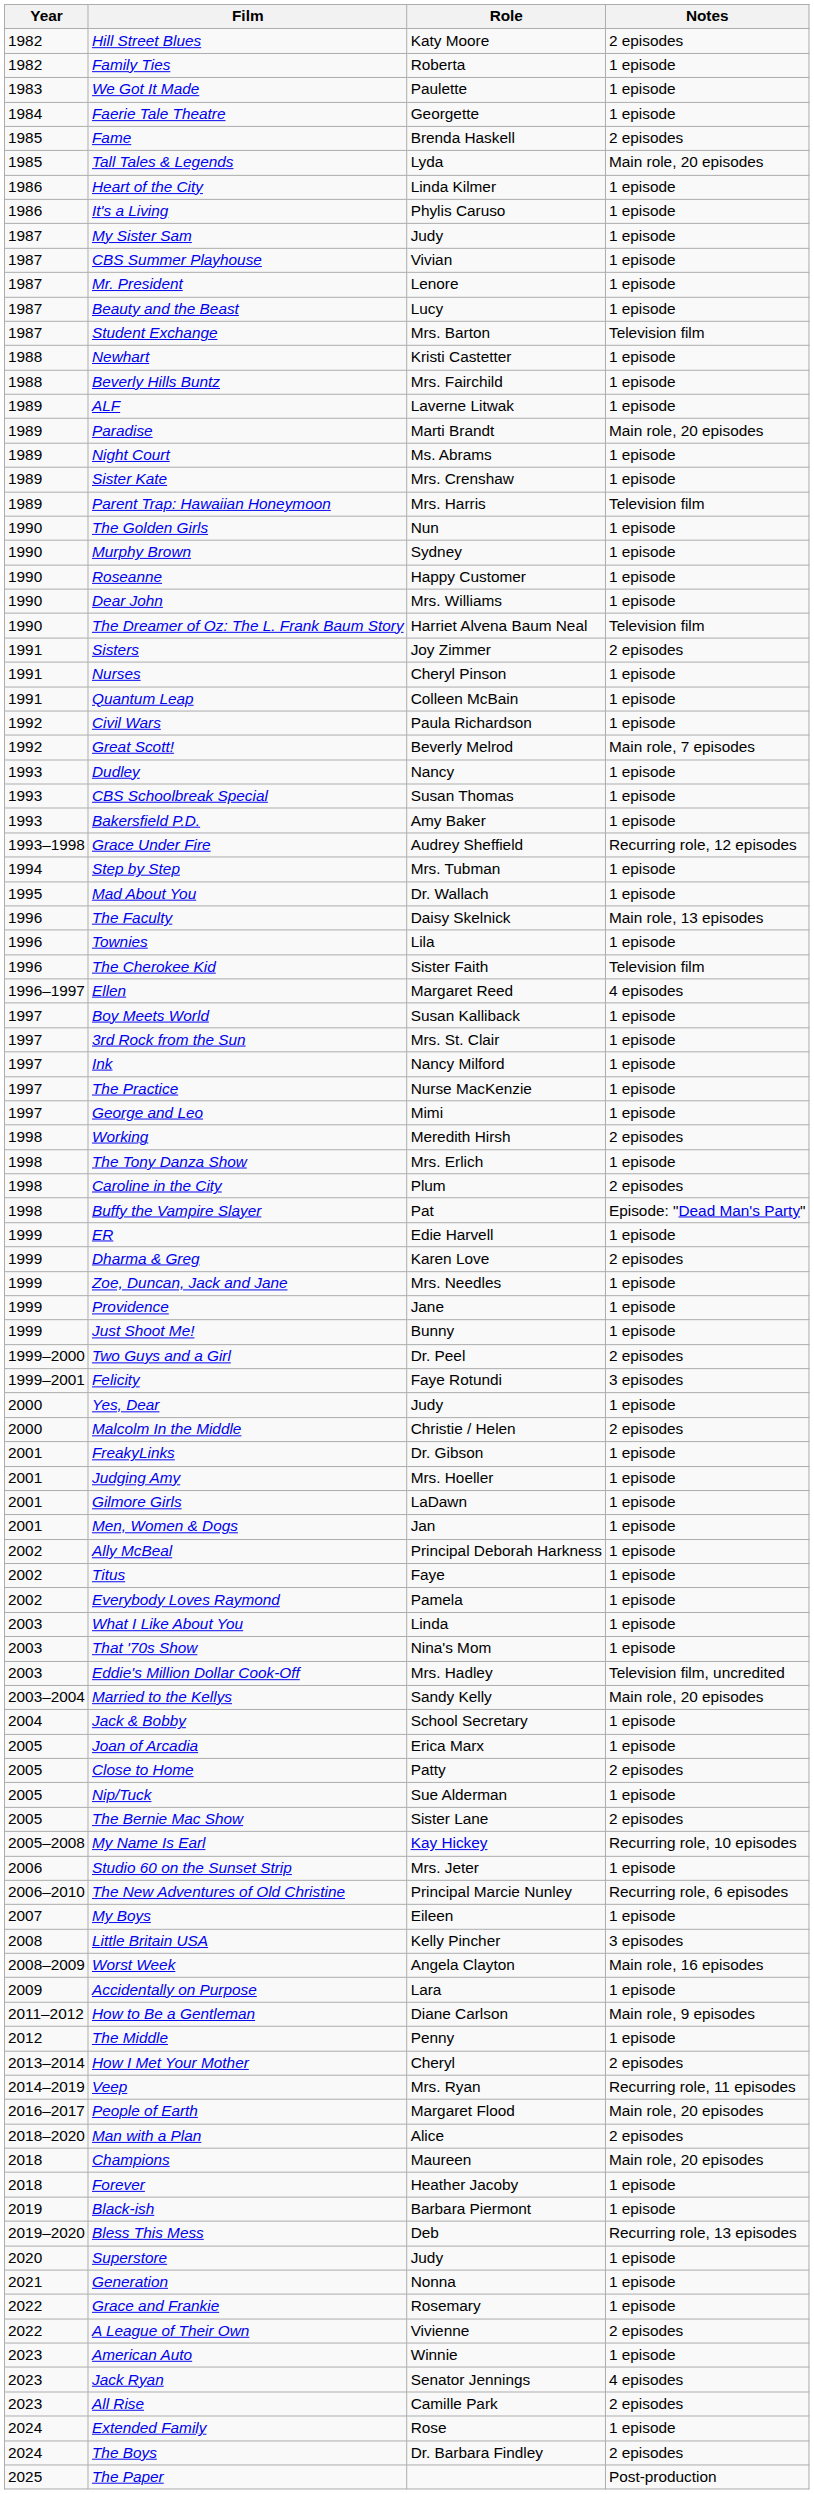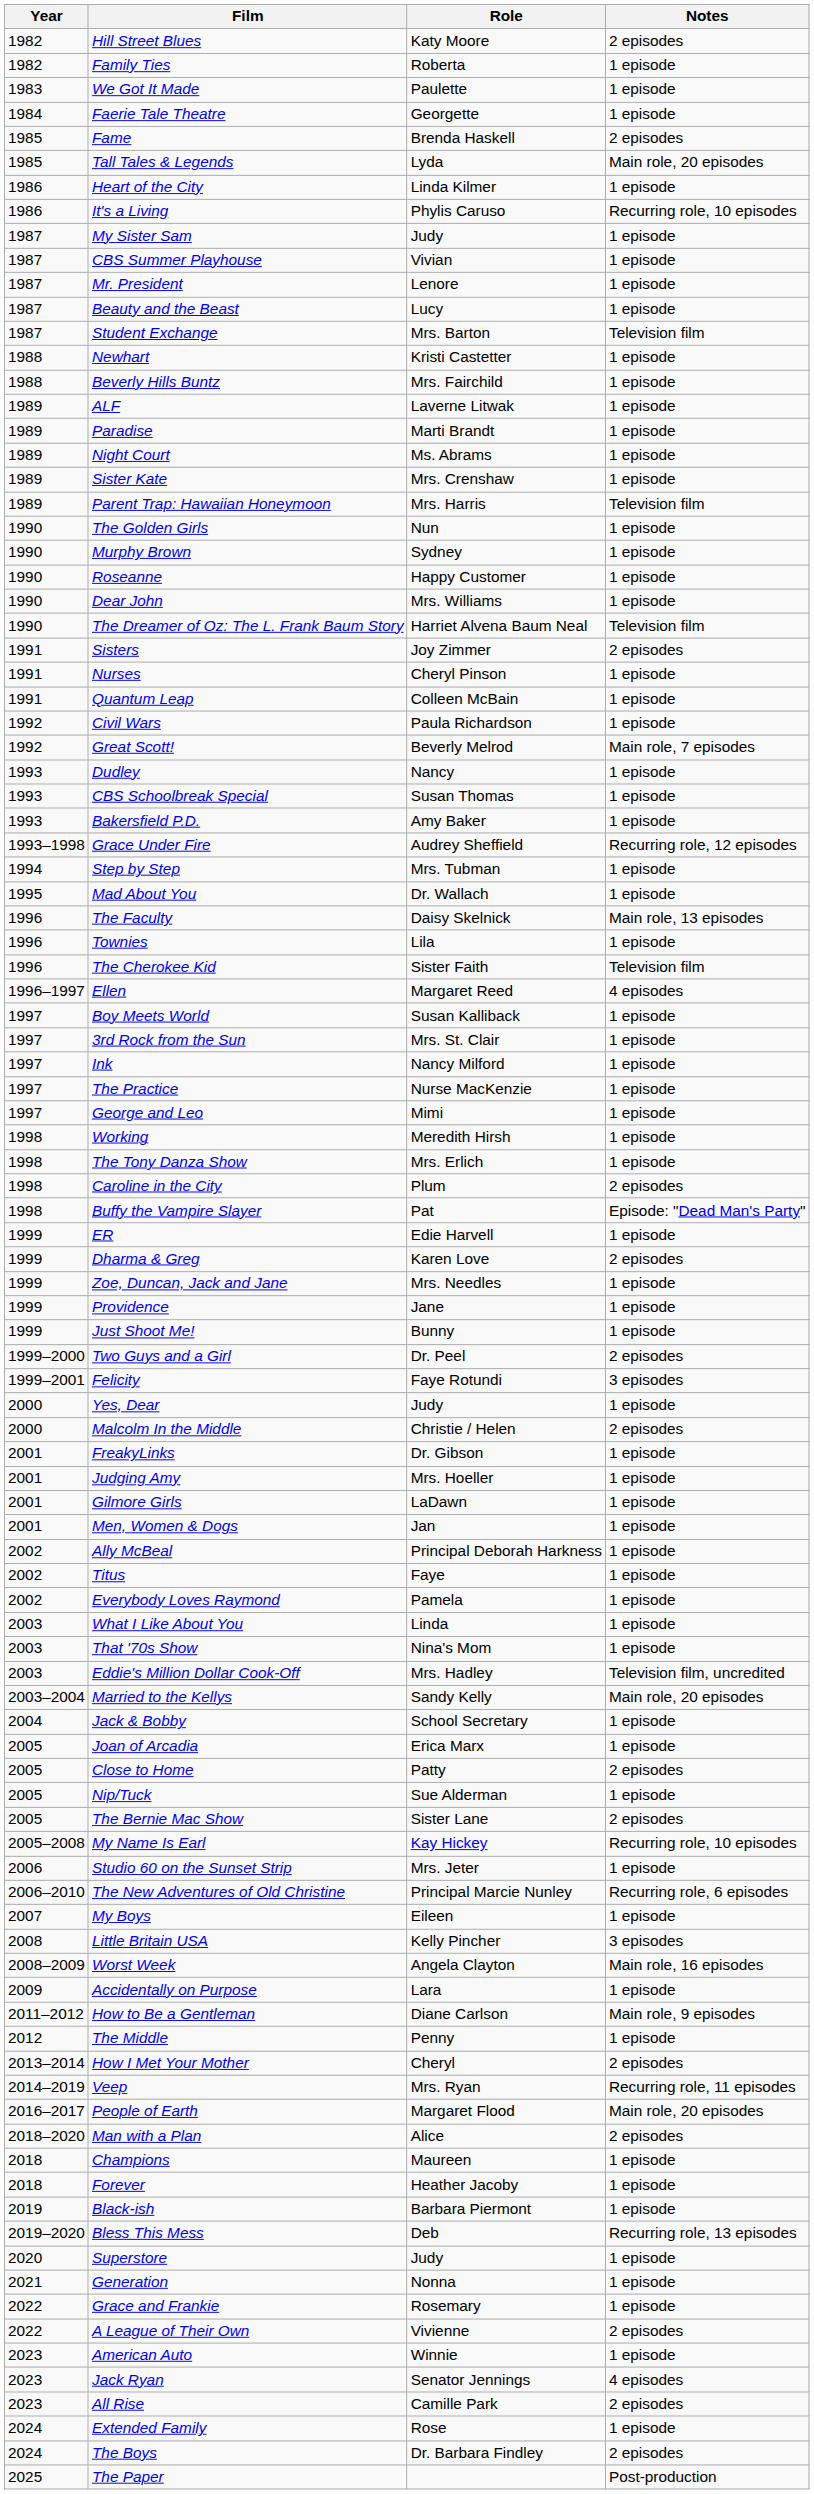(642, 211) 1 episode -> (703, 211) Recurring role, 10 episodes
(686, 430) Main role, 20 episodes -> (642, 430) 1 episode
(646, 1137) 2 episodes -> (642, 1137) 1 episode
(686, 2160) Main role, 20 episodes -> (642, 2160) 1 episode
